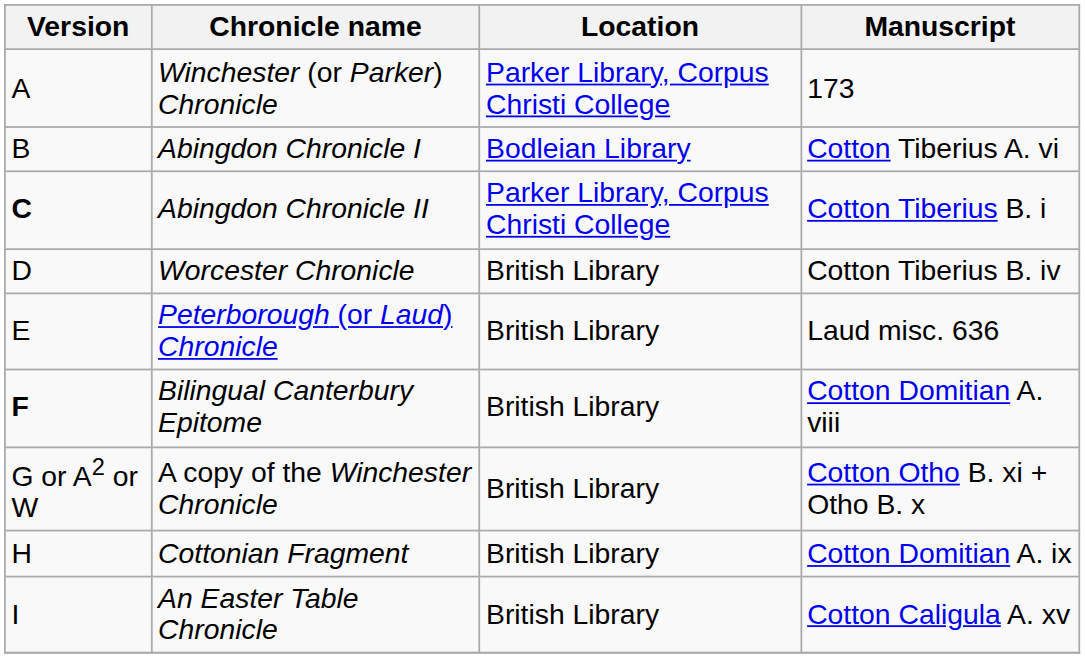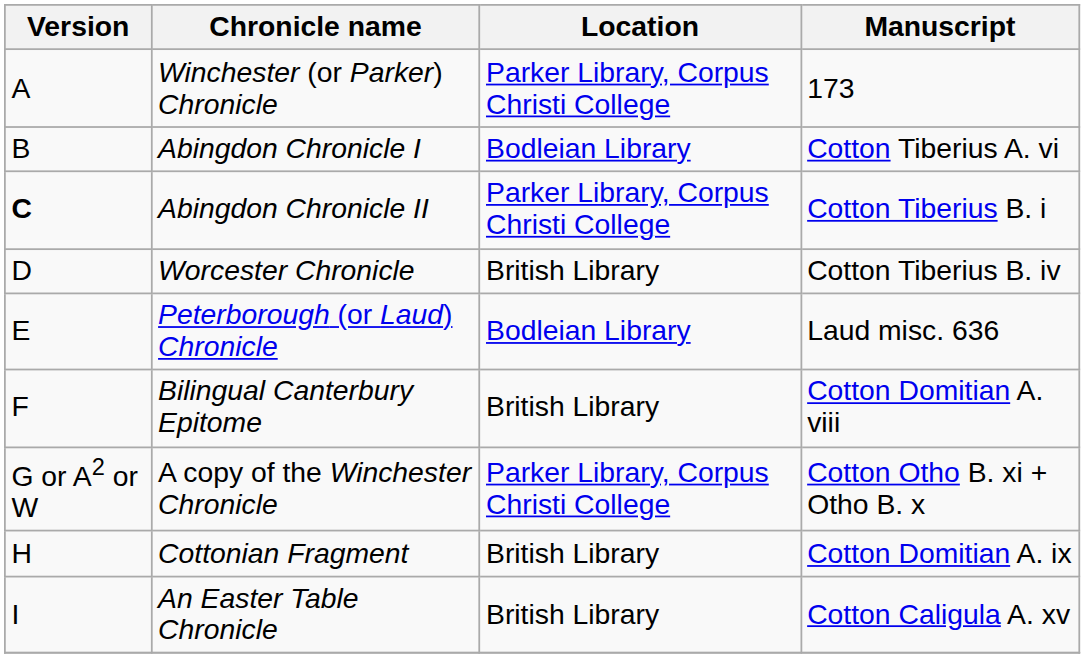(573, 331) British Library -> (588, 331) Bodleian Library
(20, 407) bold -> (20, 407) normal
(573, 488) British Library -> (627, 488) Parker Library, Corpus Christi College
